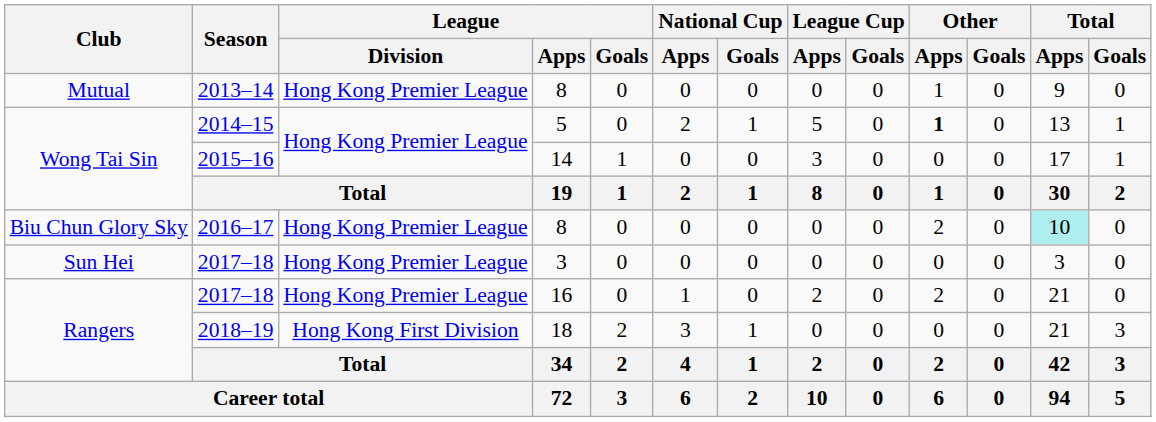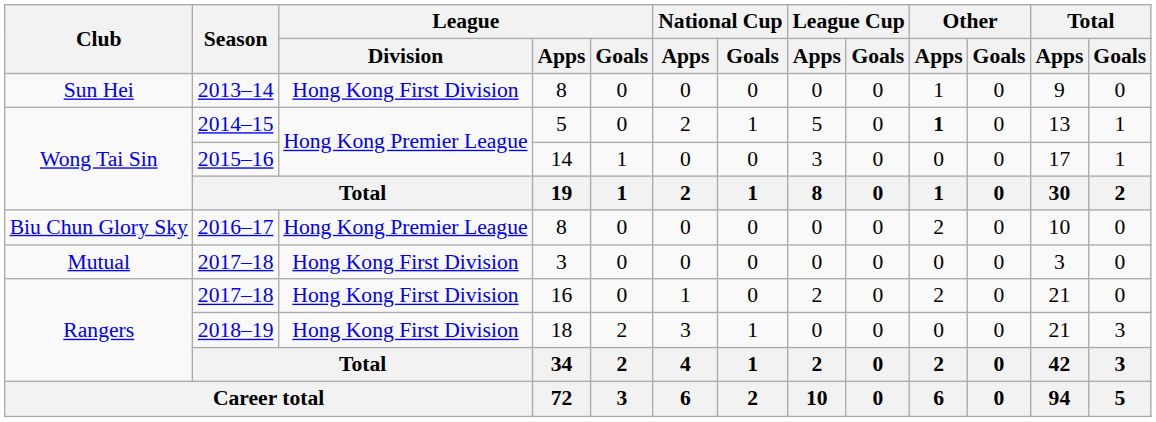(99, 90) Mutual -> (99, 90) Sun Hei
(405, 90) Hong Kong Premier League -> (405, 90) Hong Kong First Division
(1059, 227) paleturquoise background -> (1059, 227) no background
(99, 261) Sun Hei -> (99, 261) Mutual
(405, 261) Hong Kong Premier League -> (405, 261) Hong Kong First Division
(405, 295) Hong Kong Premier League -> (405, 295) Hong Kong First Division
